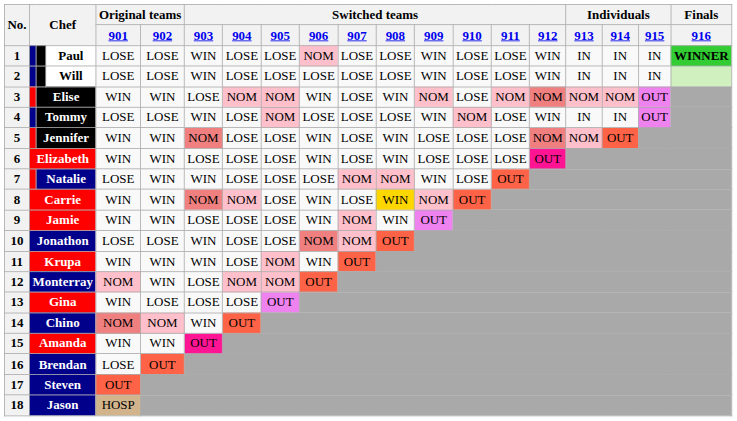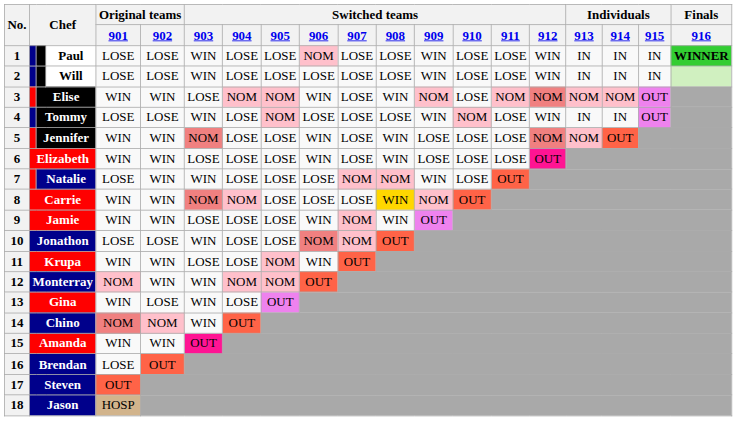(319, 199) WIN -> (319, 199) LOSE
(203, 261) WIN -> (203, 261) LOSE
(203, 281) LOSE -> (203, 281) WIN
(203, 302) LOSE -> (203, 302) WIN
